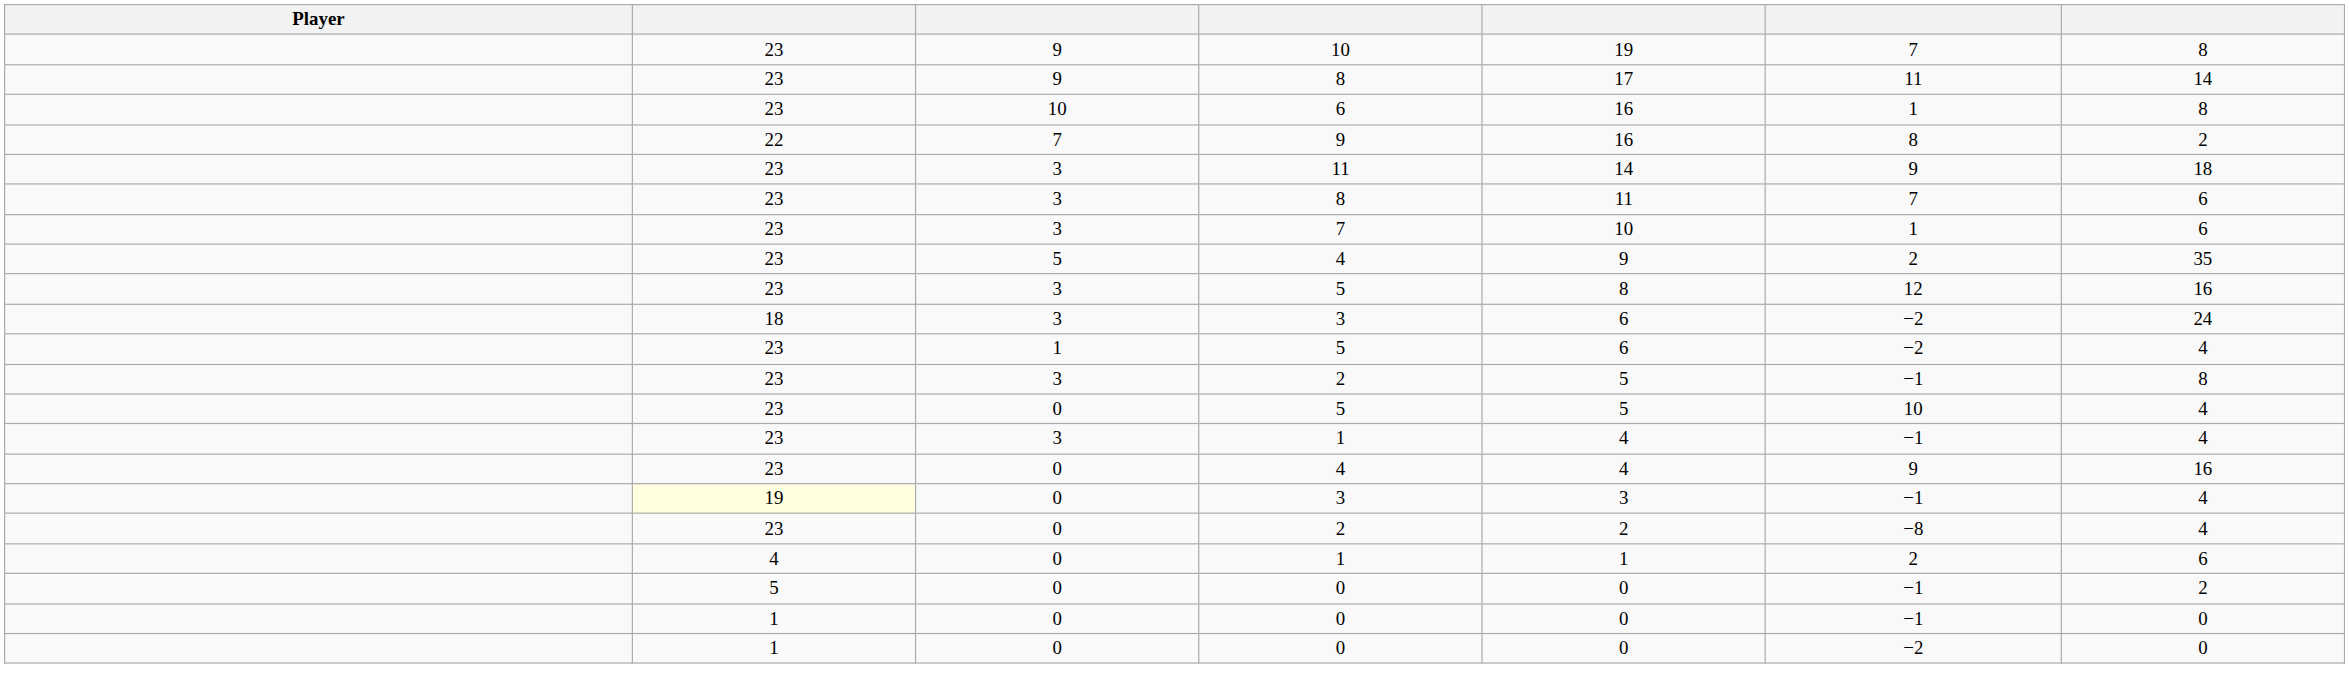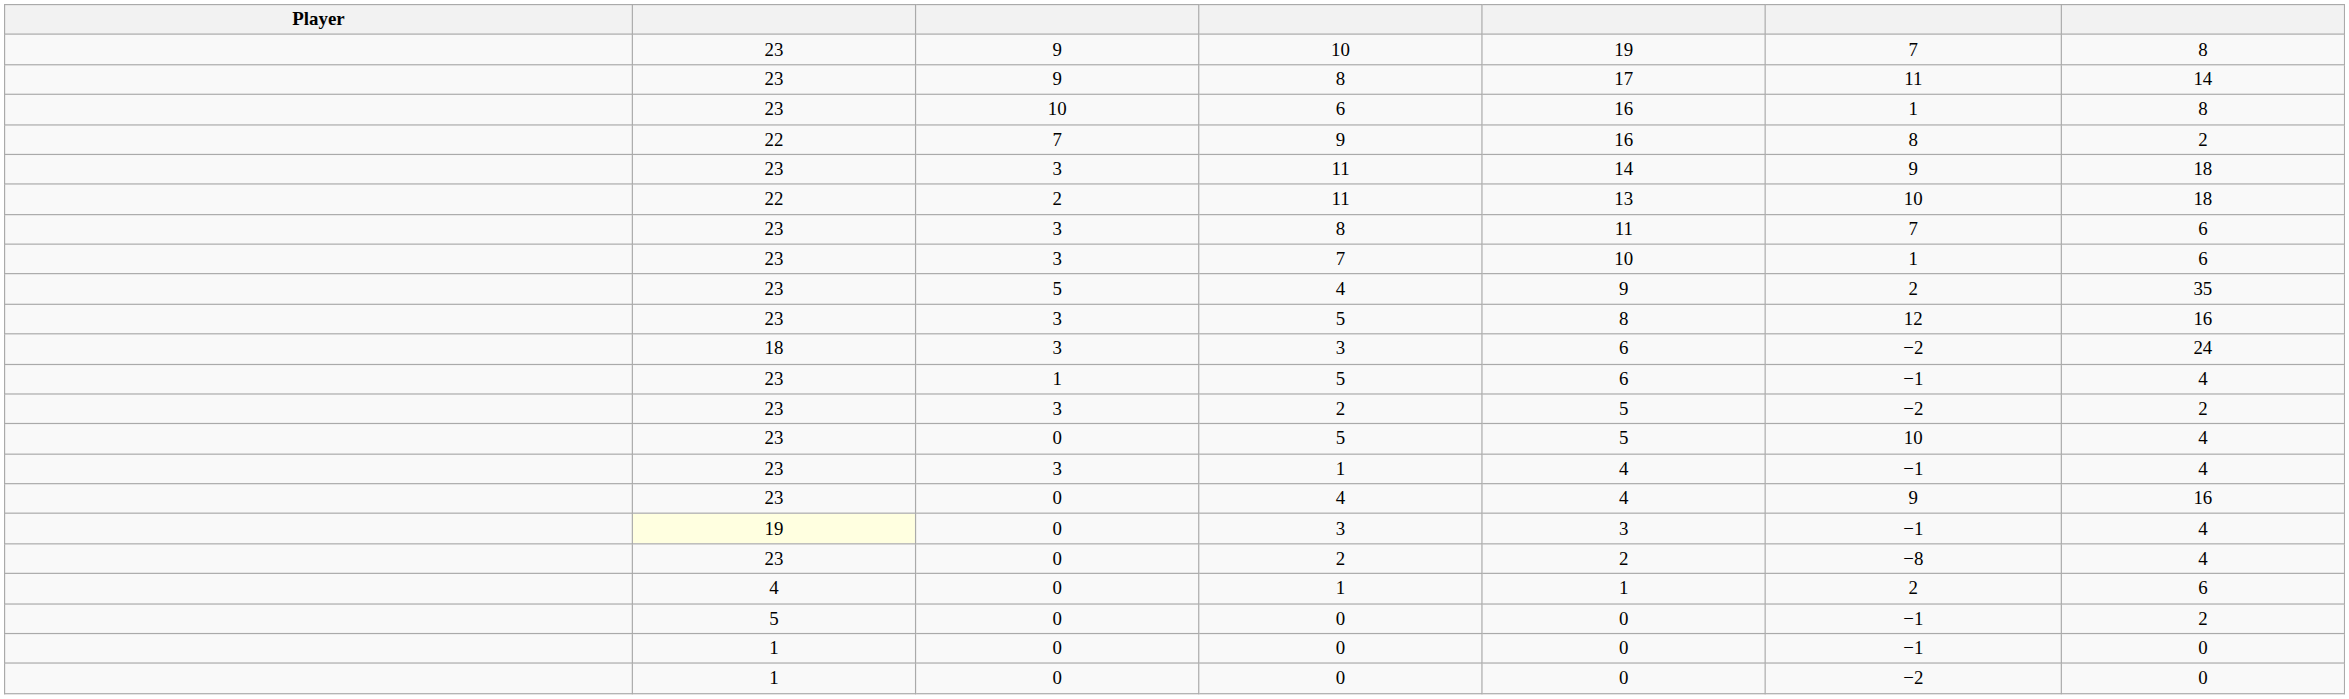+ row: (1057, 199)
(1913, 348) −2 -> (1913, 378) −1
(1913, 378) −1 -> (1913, 408) −2
(2203, 378) 8 -> (2203, 408) 2
